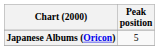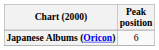(136, 38) 5 -> (136, 38) 6
